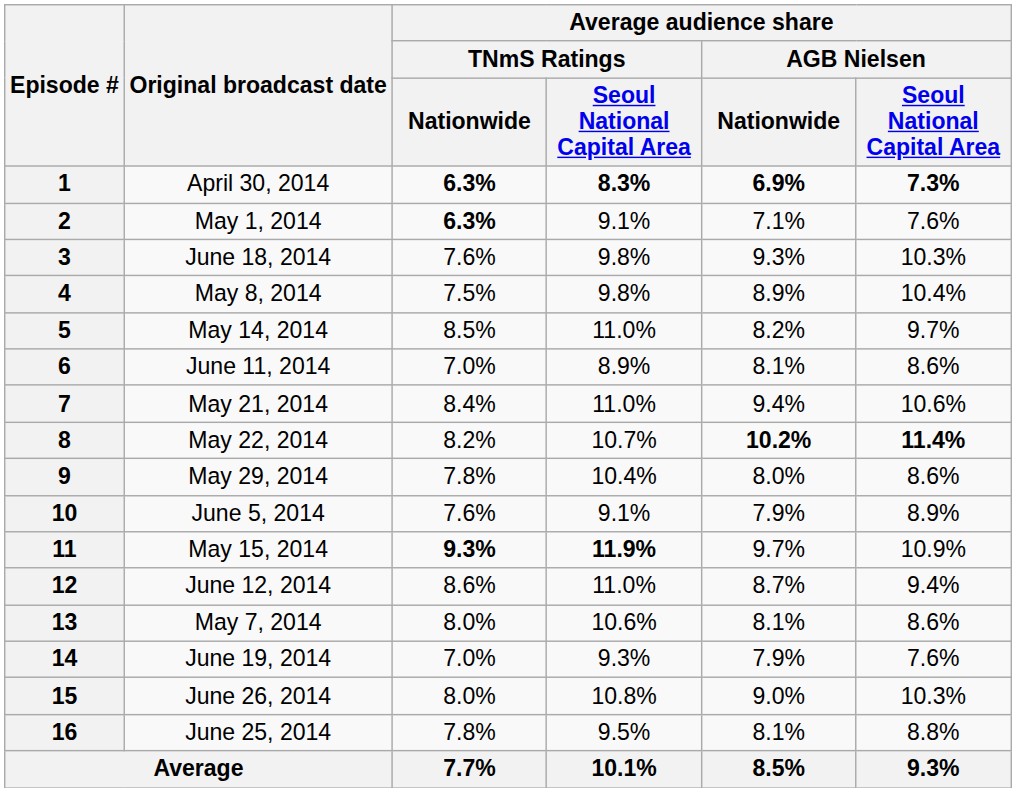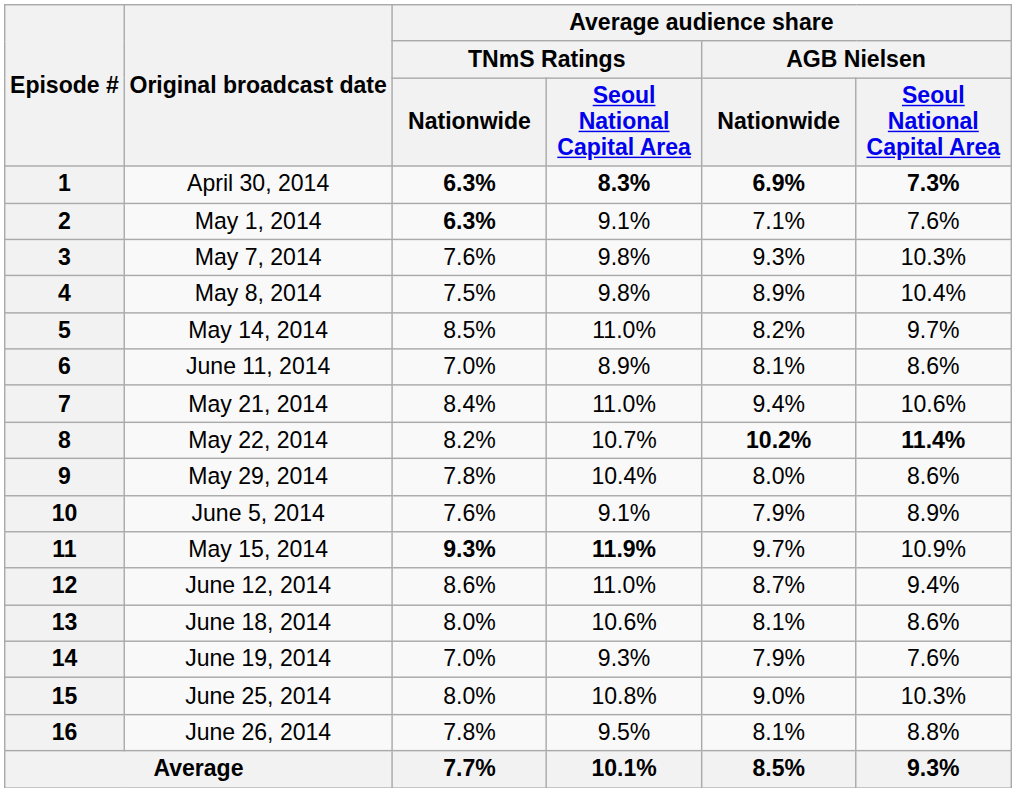(258, 257) June 18, 2014 -> (258, 257) May 7, 2014
(258, 622) May 7, 2014 -> (258, 622) June 18, 2014
(258, 695) June 26, 2014 -> (258, 695) June 25, 2014
(258, 732) June 25, 2014 -> (258, 732) June 26, 2014
